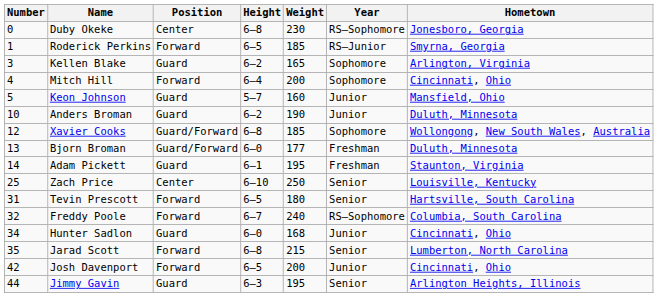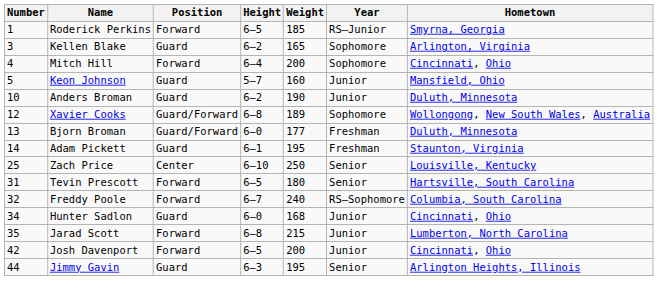- row: (81, 30)
(296, 132) 185 -> (296, 115) 189
(348, 250) Senior -> (348, 234) Junior
